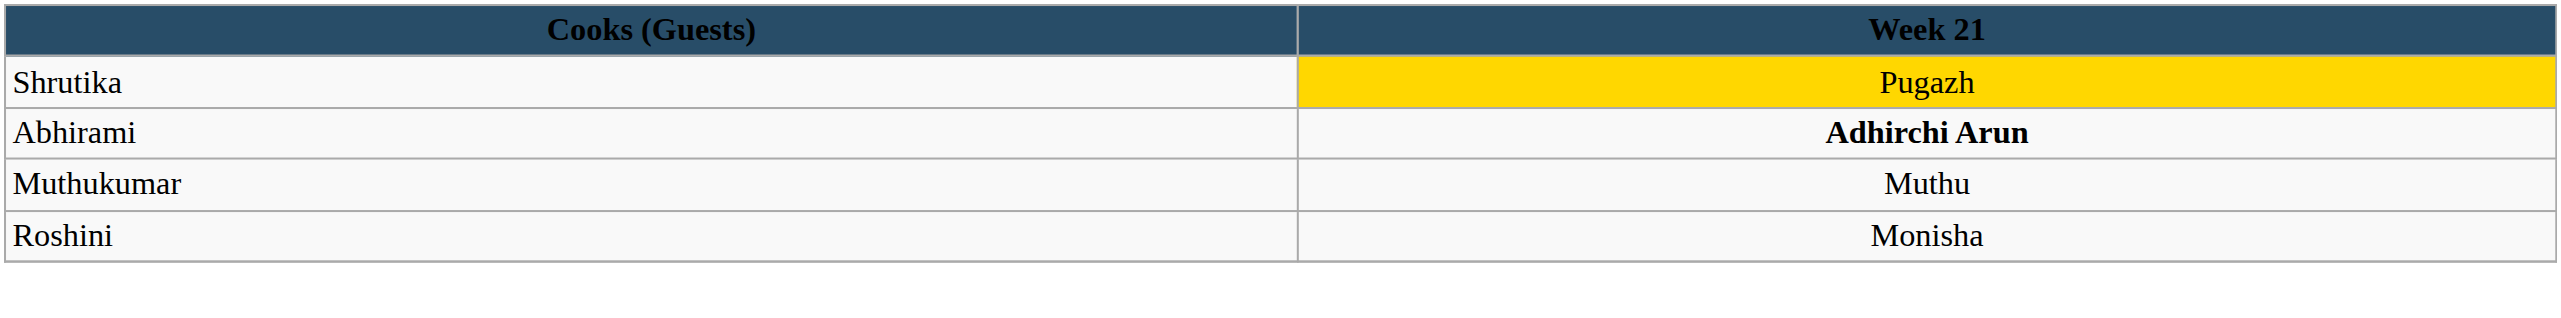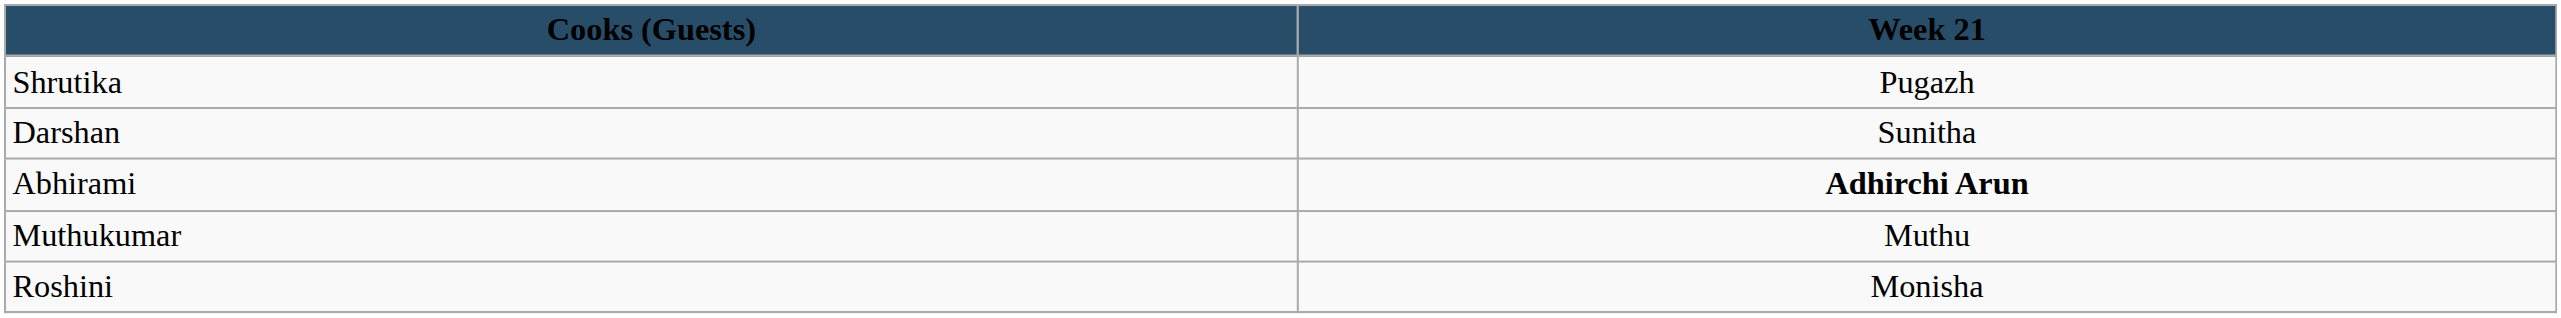(1927, 81) gold background -> (1927, 81) no background
+ row: (66, 132)
